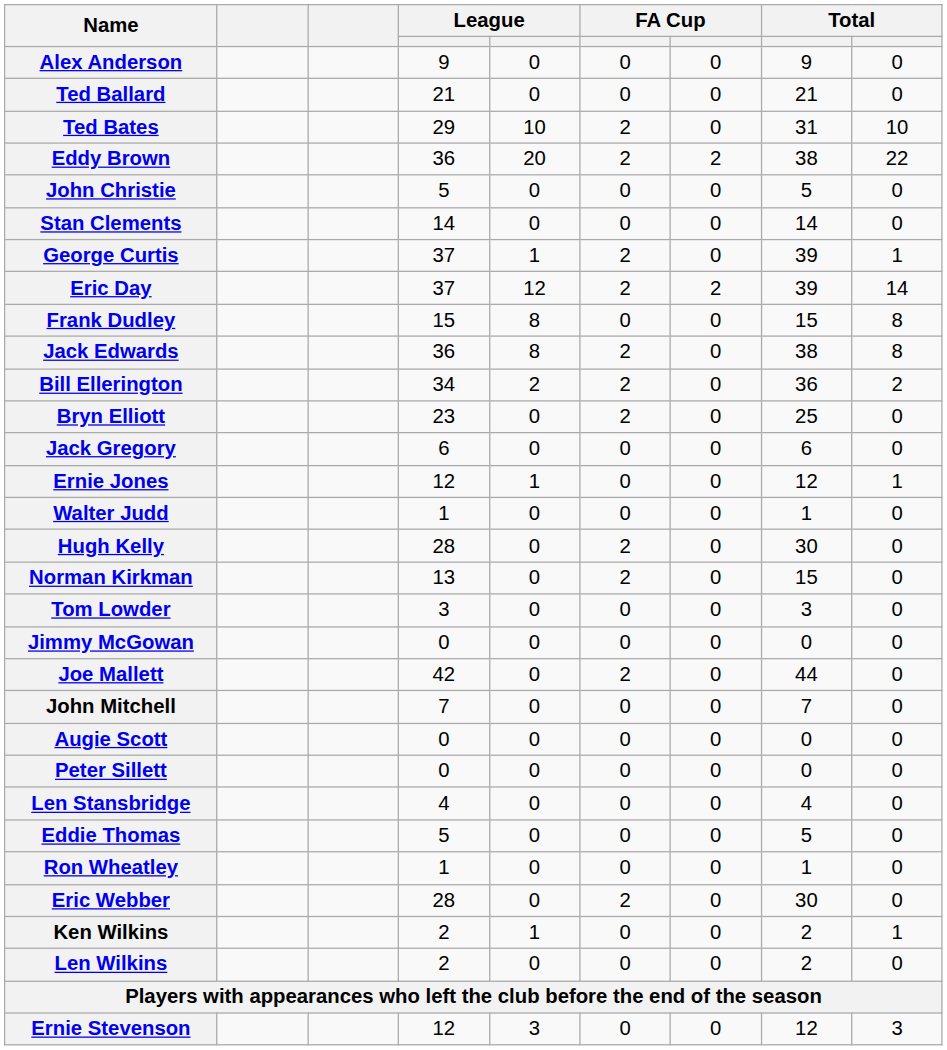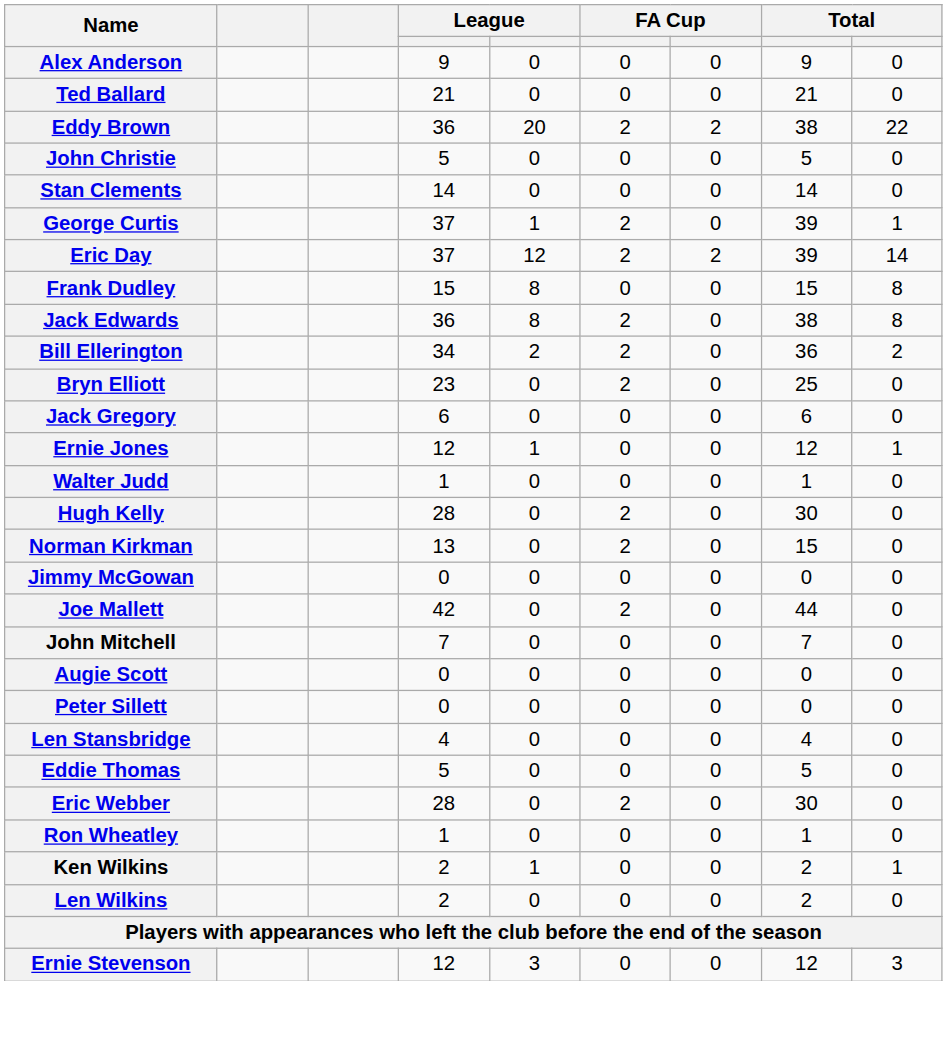- row: (111, 126)
- row: (111, 610)
rows swapped: (111, 900) <-> (111, 867)
